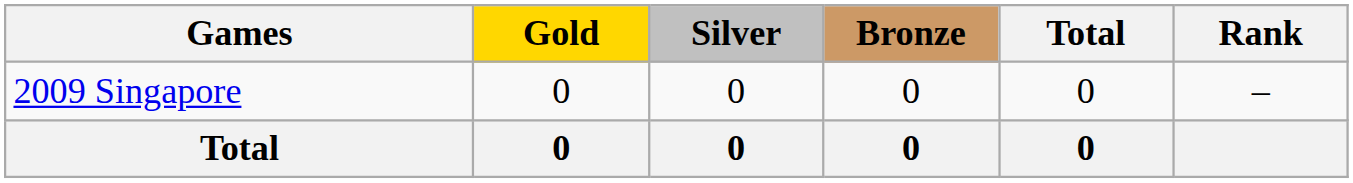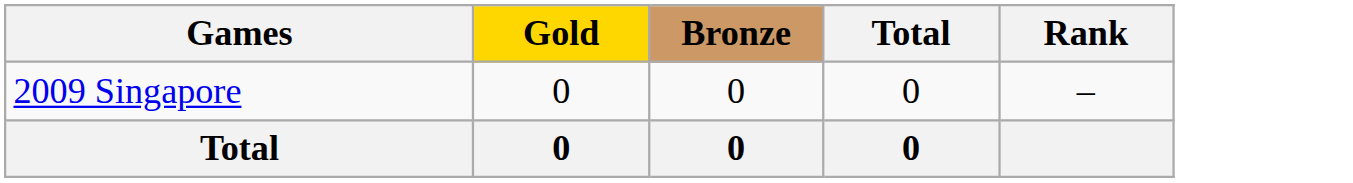- column: (736, 33)
